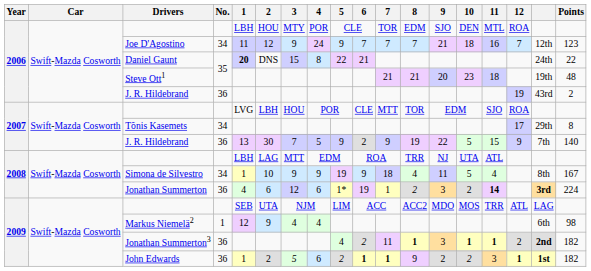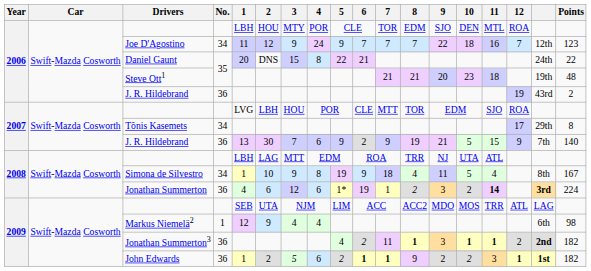(443, 44) 21 -> (443, 44) 22
(244, 60) bold -> (244, 60) normal
(319, 142) 5 -> (319, 142) 6
(443, 142) 22 -> (443, 142) 21
(319, 174) 9 -> (319, 174) 8
